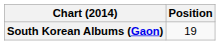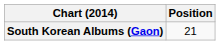(191, 31) 19 -> (191, 31) 21
